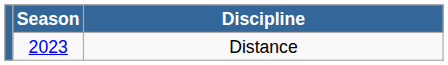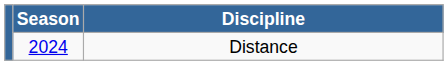(48, 47) 2023 -> (48, 47) 2024
